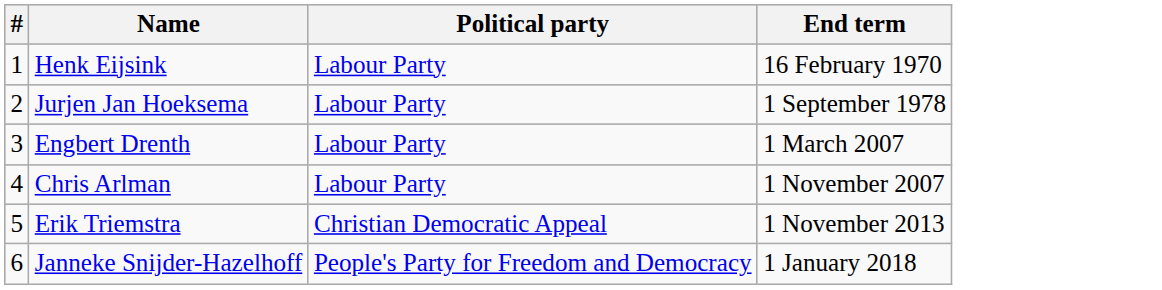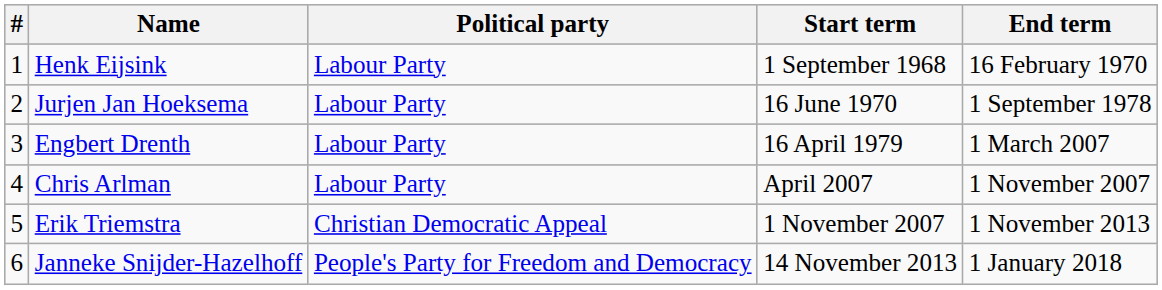+ column: (860, 24)
